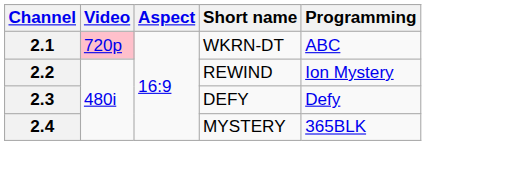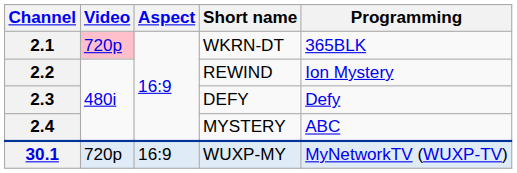(323, 45) ABC -> (336, 45) 365BLK
(336, 126) 365BLK -> (323, 126) ABC
+ row: (42, 154)
